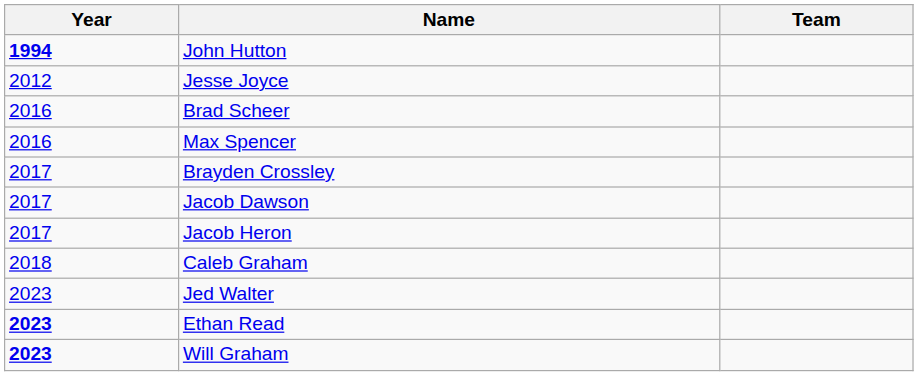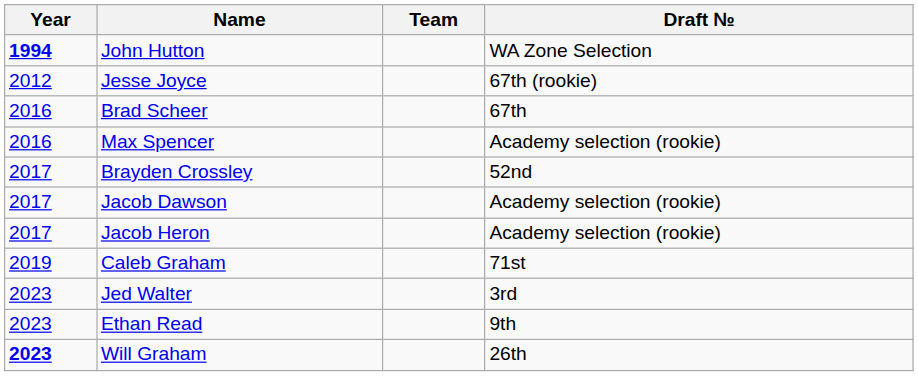+ column: (699, 19)
(30, 263) 2018 -> (30, 263) 2019
(30, 324) bold -> (30, 324) normal
